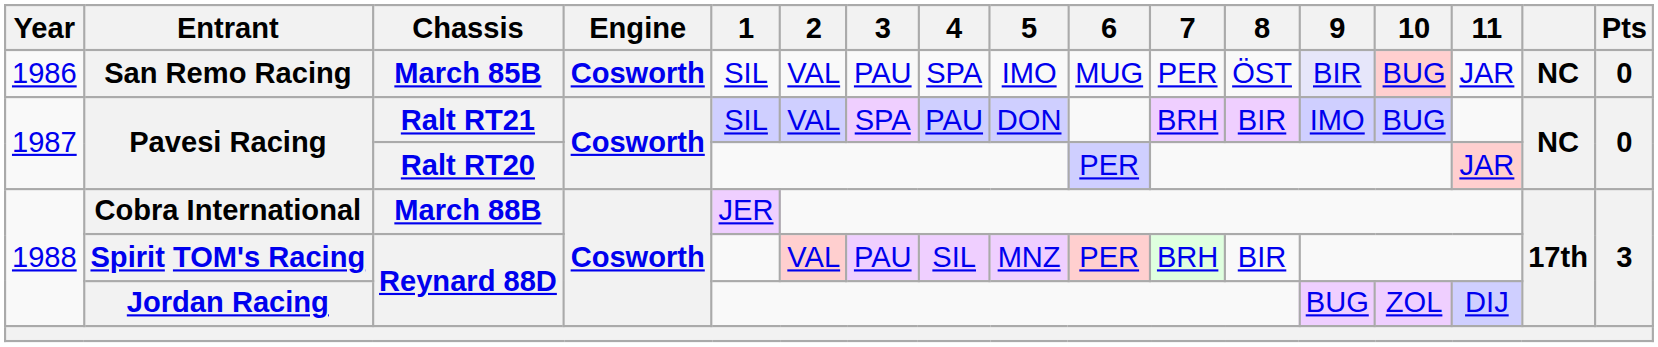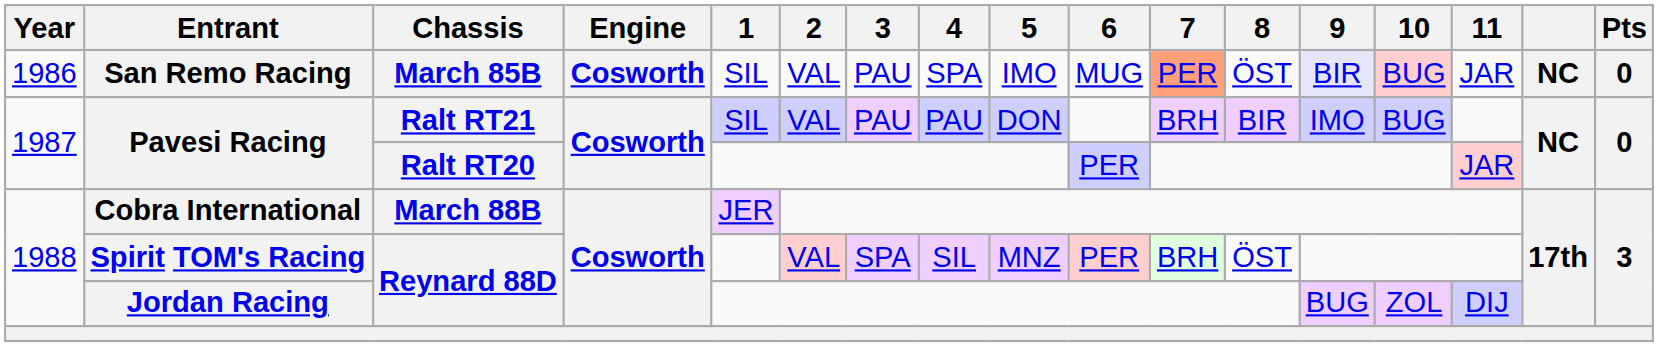(1188, 73) no background -> (1188, 73) lightsalmon background
(883, 119) SPA -> (883, 119) PAU
(883, 257) PAU -> (883, 257) SPA
(1262, 257) BIR -> (1262, 257) ÖST
